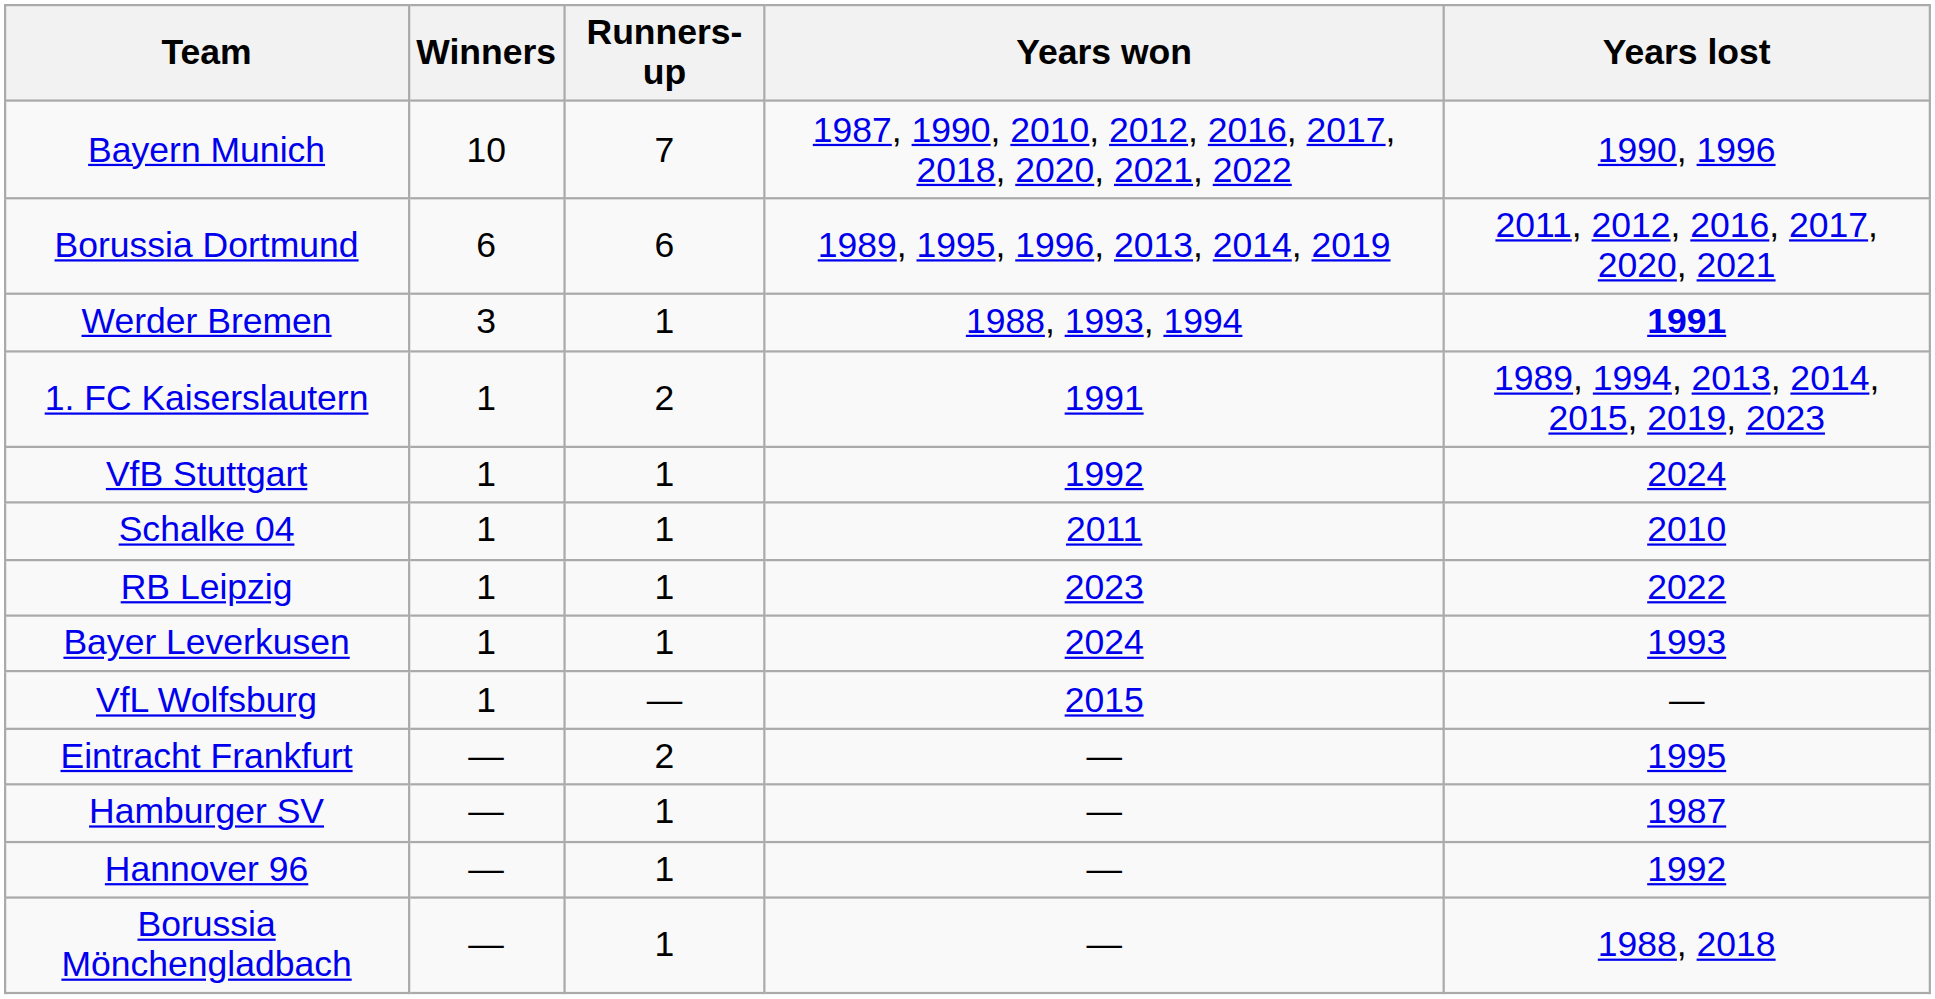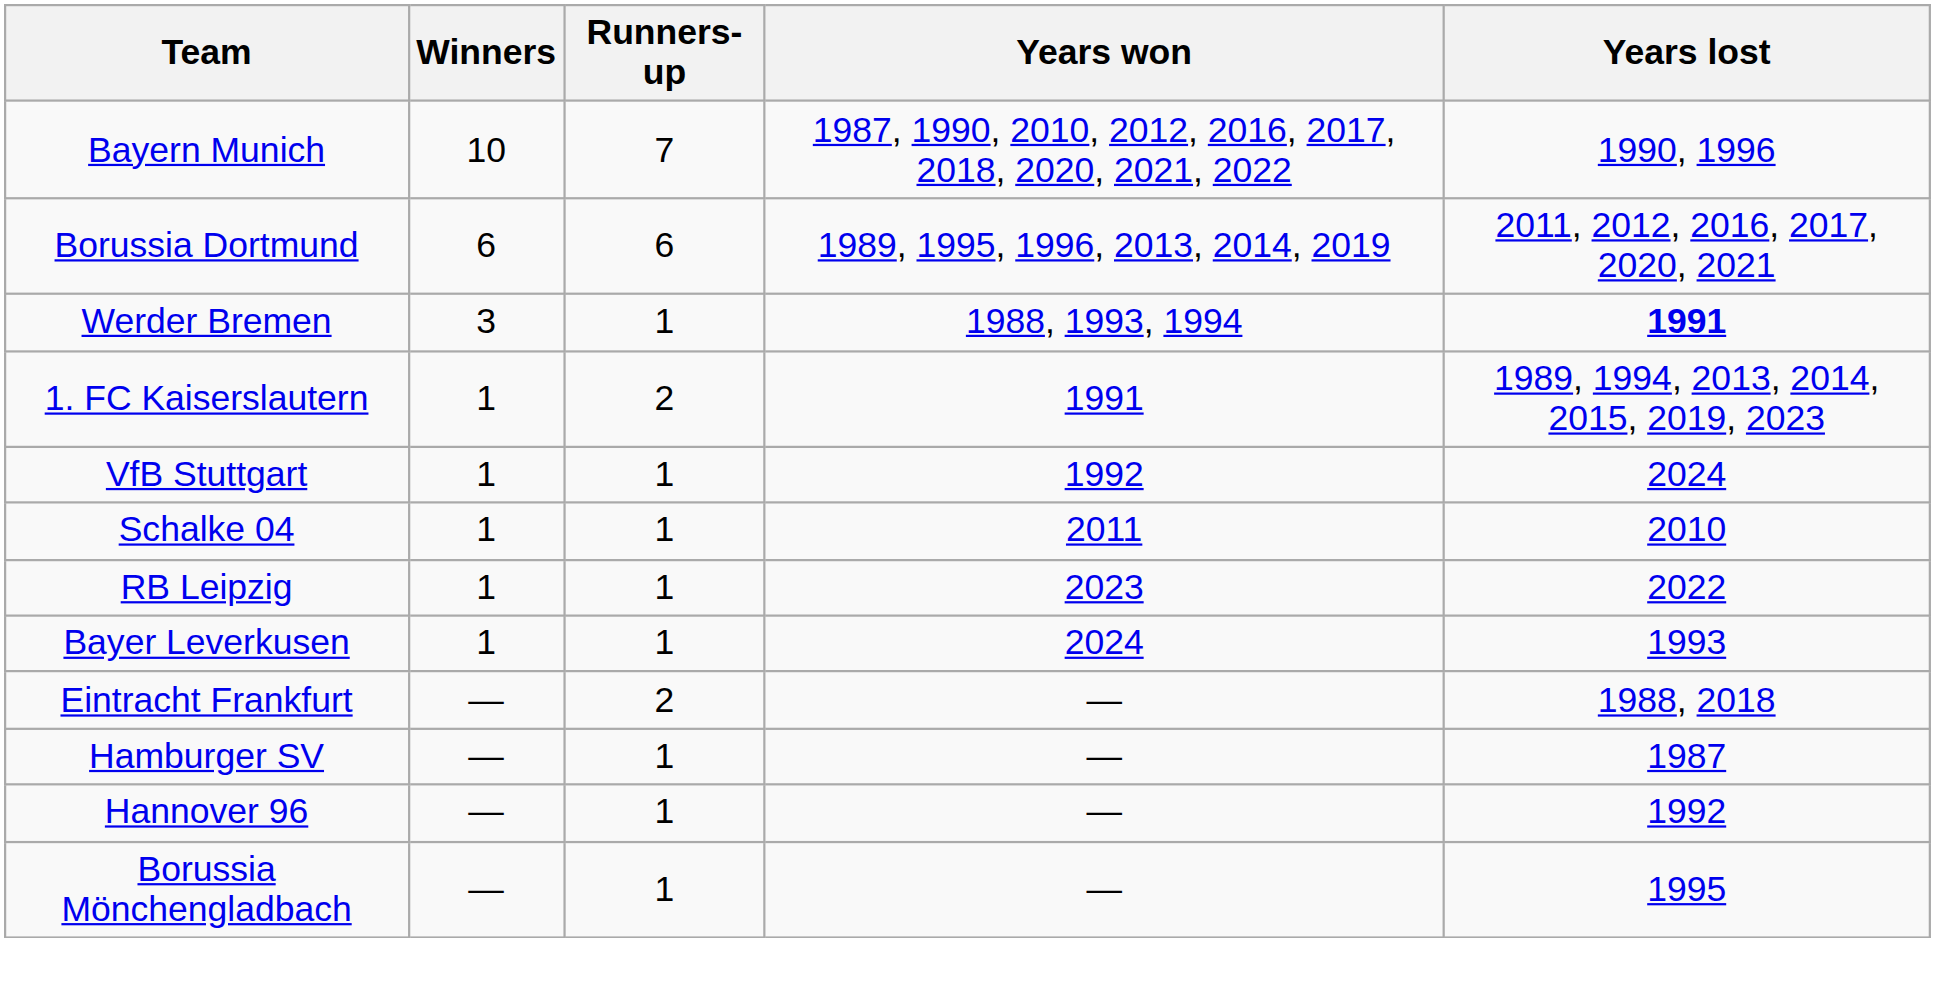- row: (207, 699)
(1687, 755) 1995 -> (1687, 699) 1988, 2018
(1687, 944) 1988, 2018 -> (1687, 888) 1995
